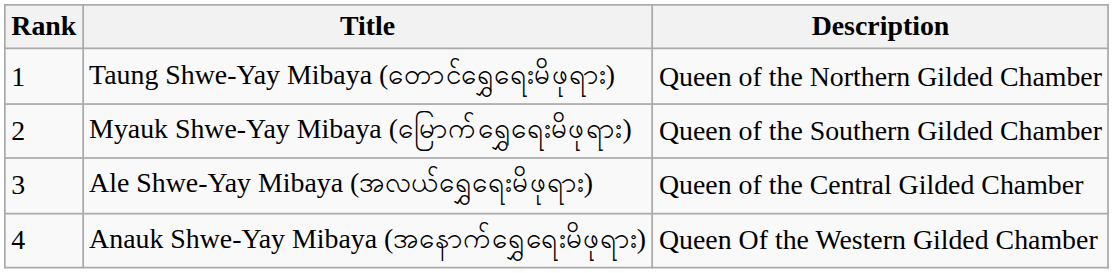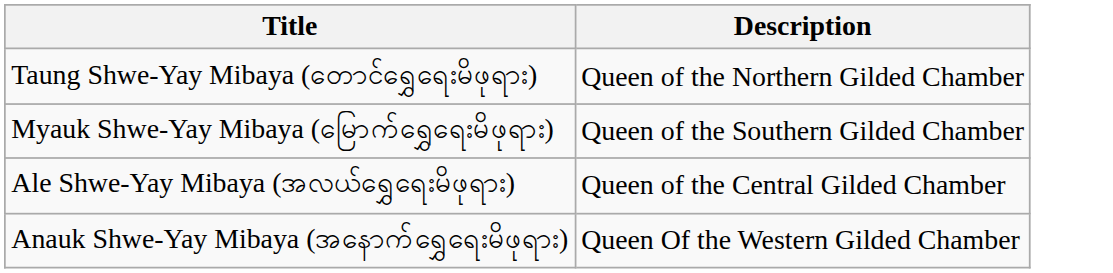- column: (44, 26)
